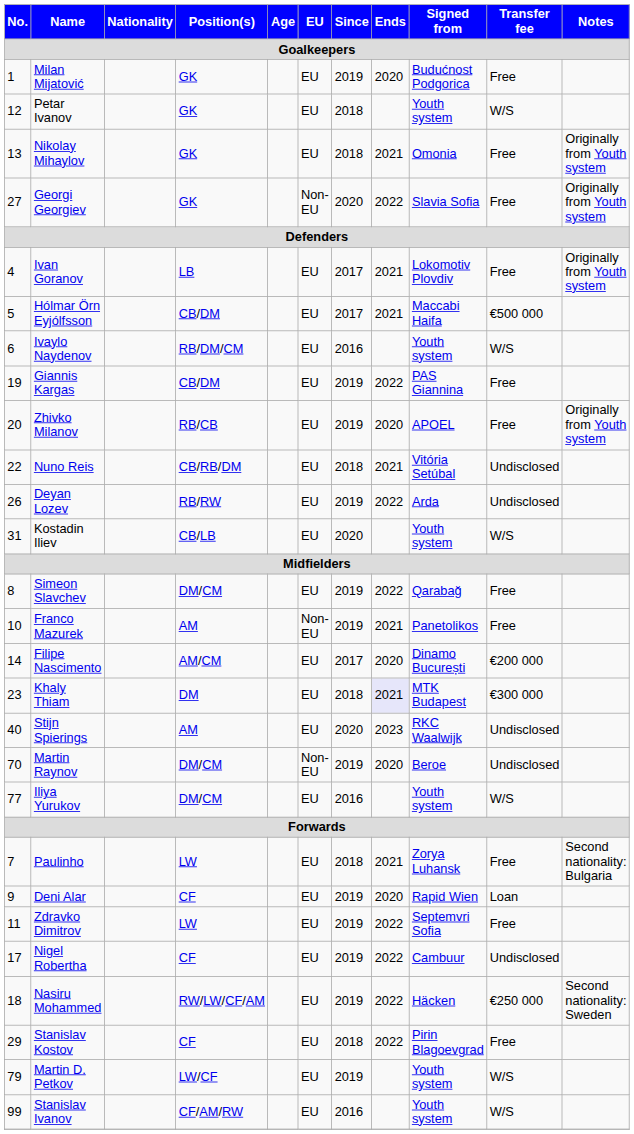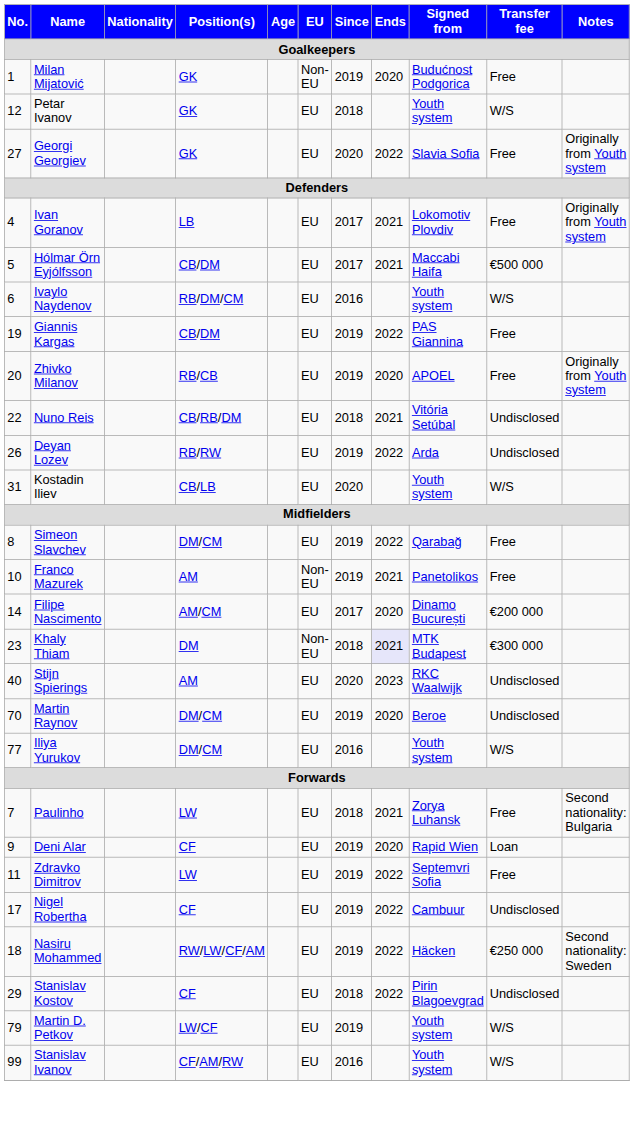(310, 76) EU -> (315, 76) Non-EU
- row: (59, 153)
(315, 202) Non-EU -> (310, 153) EU
(310, 695) EU -> (315, 646) Non-EU
(315, 764) Non-EU -> (310, 715) EU
(503, 1042) Free -> (525, 993) Undisclosed
